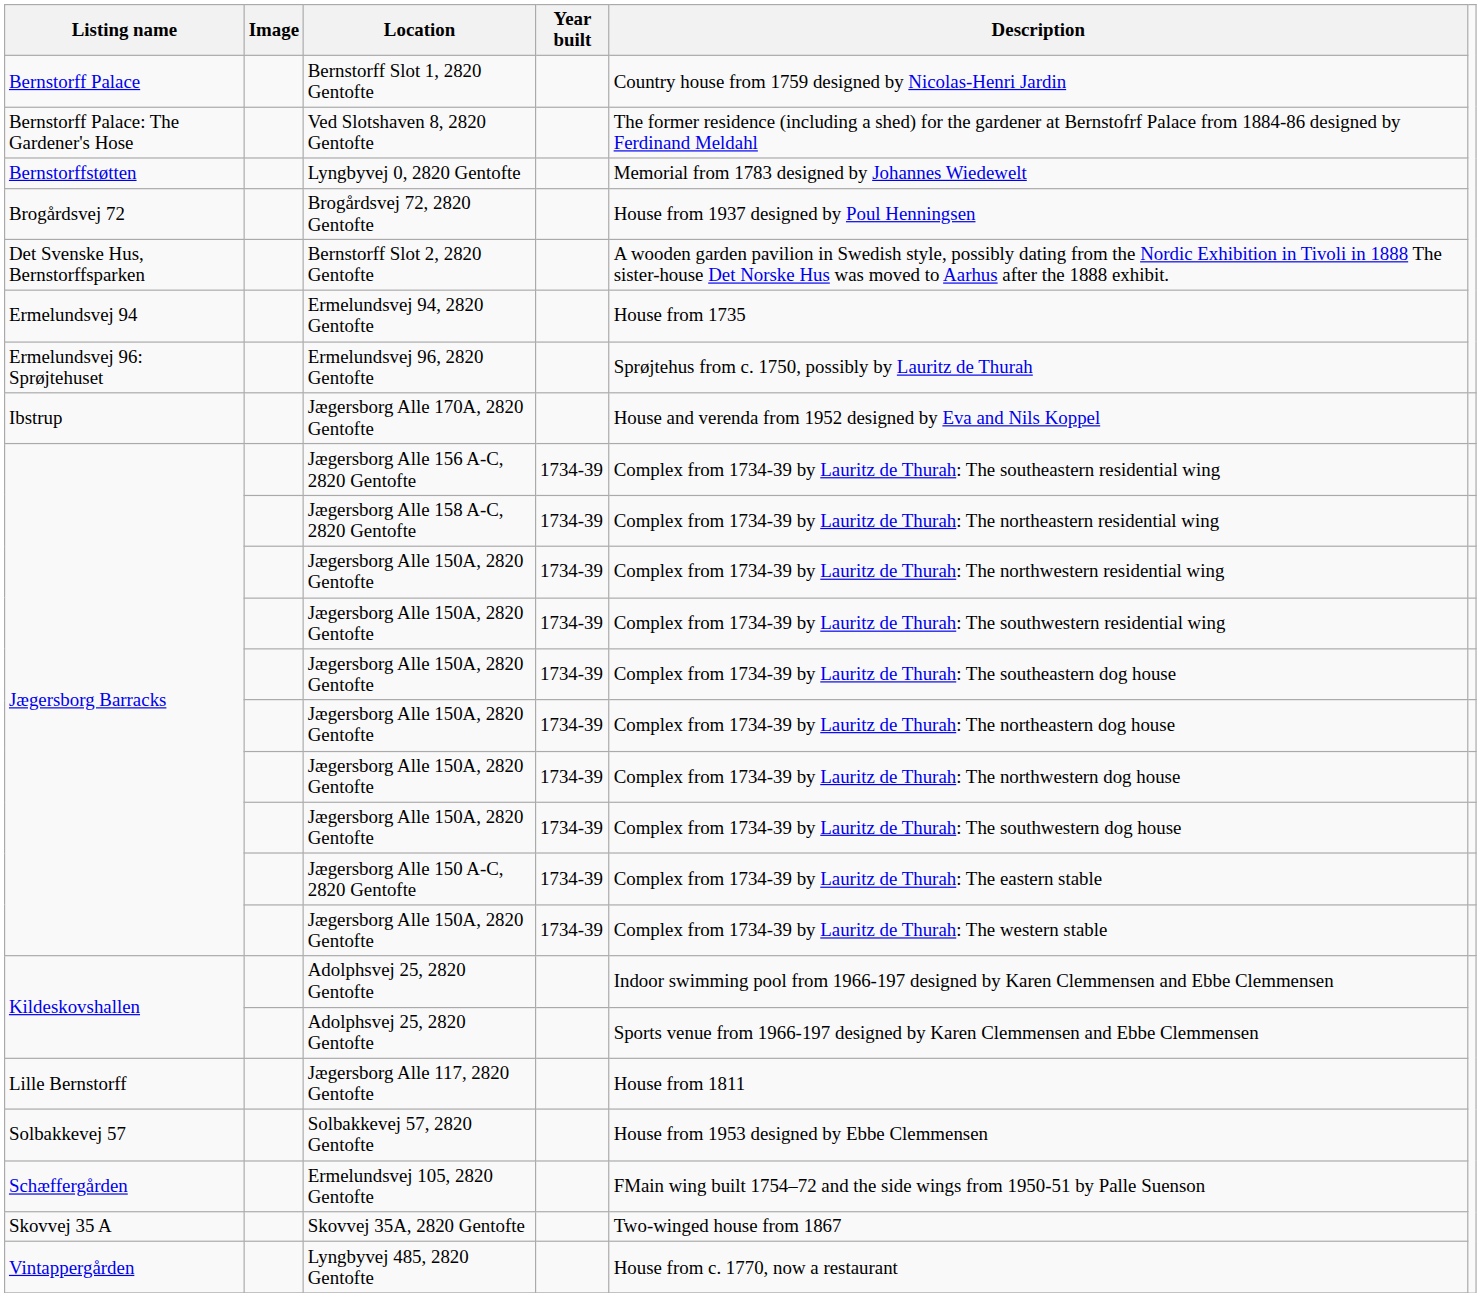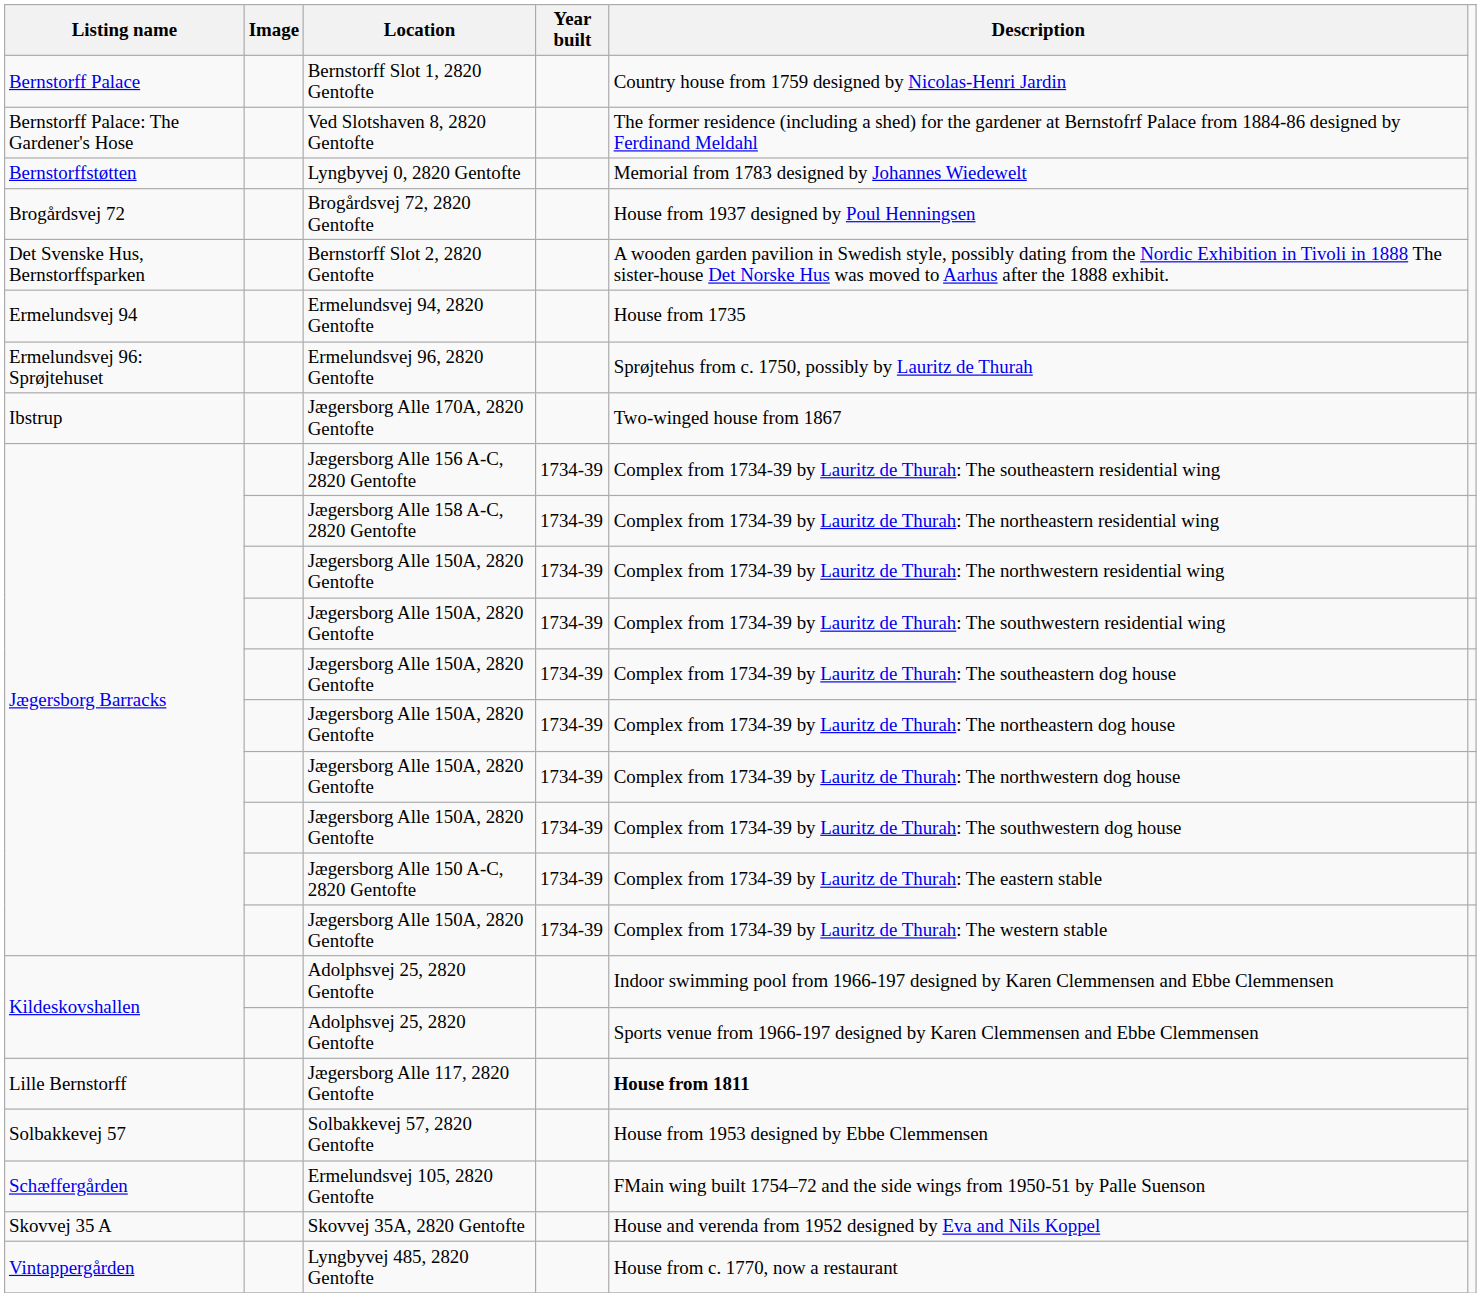(857, 418) House and verenda from 1952 designed by Eva and Nils Koppel -> (728, 418) Two-winged house from 1867
(679, 1083) normal -> (682, 1083) bold
(728, 1226) Two-winged house from 1867 -> (857, 1226) House and verenda from 1952 designed by Eva and Nils Koppel
